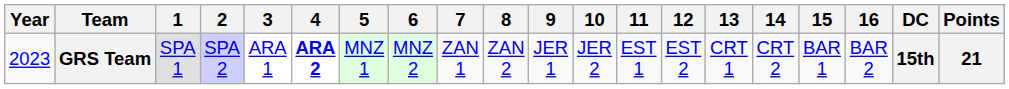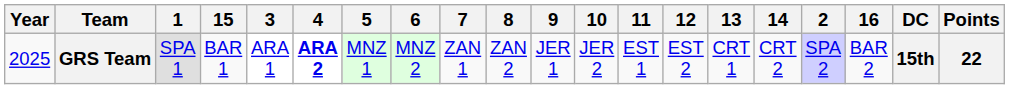columns swapped: (222, 19) <-> (822, 19)
(30, 58) 2023 -> (30, 58) 2025
(972, 58) 21 -> (972, 58) 22
